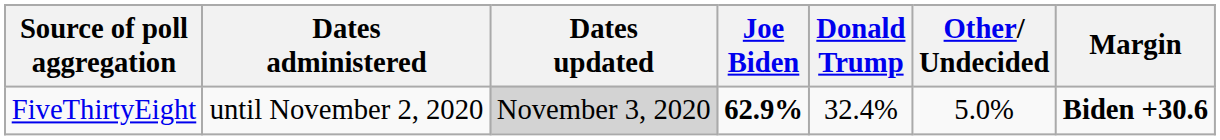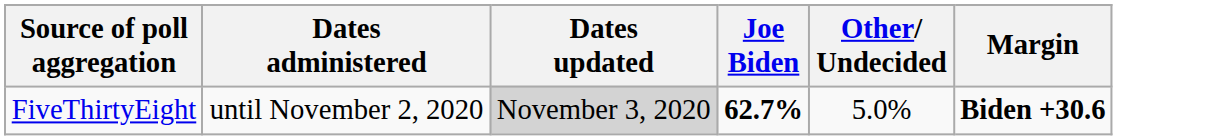- column: (861, 45)
(764, 109) 62.9% -> (764, 109) 62.7%
